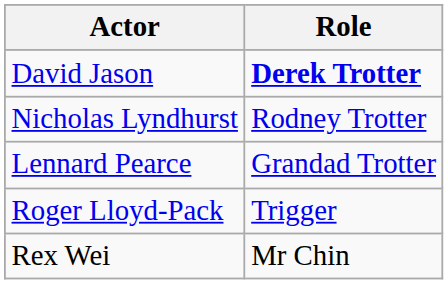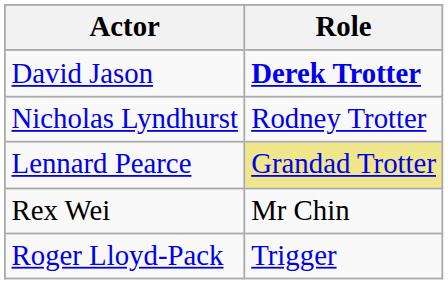(344, 164) no background -> (344, 164) khaki background
rows swapped: (118, 210) <-> (61, 255)
